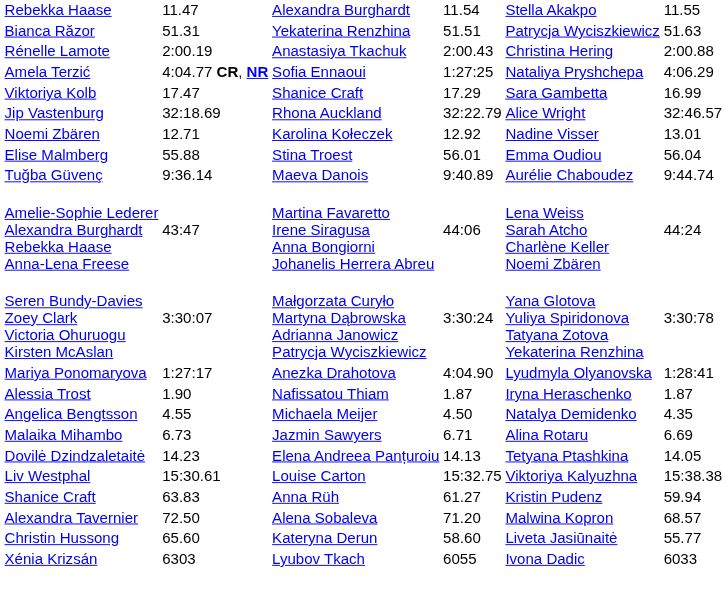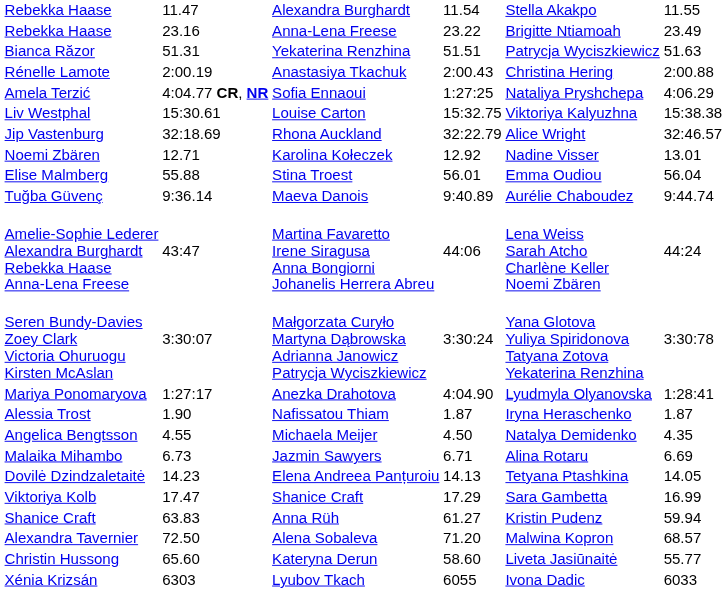+ row: (58, 30)
rows swapped: (47, 476) <-> (50, 93)
